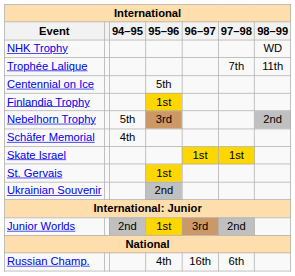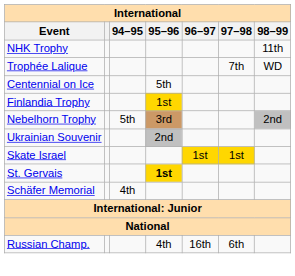(273, 48) WD -> (273, 48) 11th
(273, 66) 11th -> (273, 66) WD
rows swapped: (51, 137) <-> (54, 191)
(164, 173) normal -> (164, 173) bold
- row: (41, 226)
